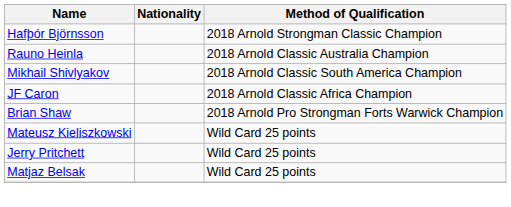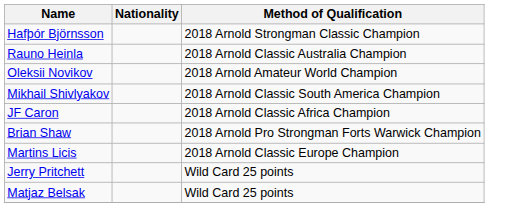+ row: (50, 73)
+ row: (42, 152)
- row: (69, 133)
